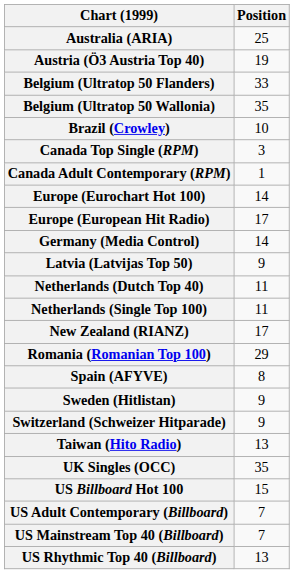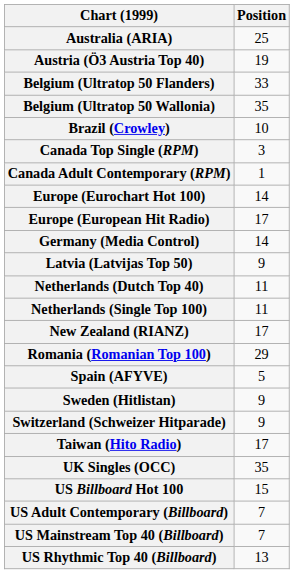(262, 377) 8 -> (262, 377) 5
(262, 444) 13 -> (262, 444) 17
